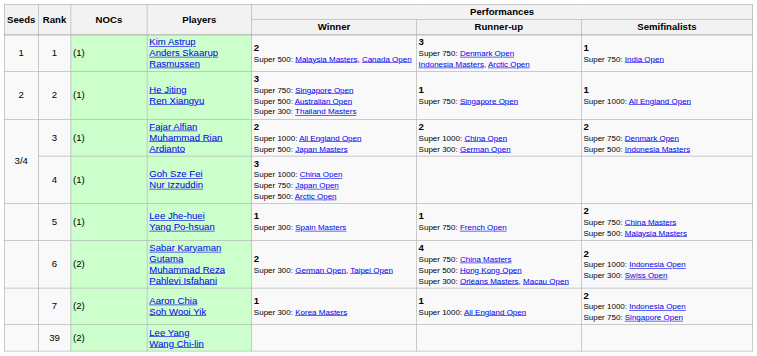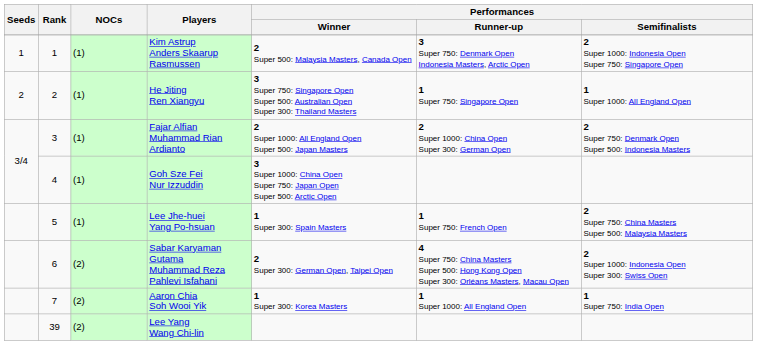(624, 53) 1 Super 750: India Open -> (635, 53) 2 Super 1000: Indonesia Open Super 750: Singapore Open
(635, 306) 2 Super 1000: Indonesia Open Super 750: Singapore Open -> (624, 301) 1 Super 750: India Open
